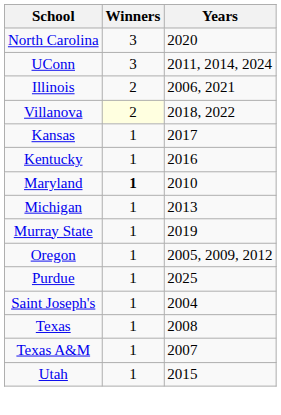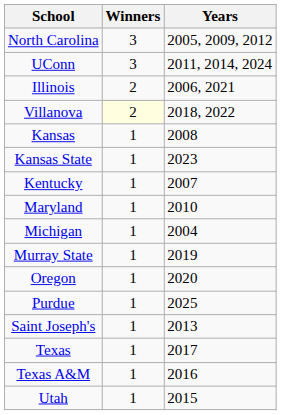(182, 40) 2020 -> (220, 40) 2005, 2009, 2012
(182, 135) 2017 -> (182, 135) 2008
+ row: (53, 159)
(182, 159) 2016 -> (182, 183) 2007
(133, 183) bold -> (133, 207) normal
(182, 207) 2013 -> (182, 231) 2004
(220, 254) 2005, 2009, 2012 -> (182, 278) 2020
(182, 302) 2004 -> (182, 326) 2013
(182, 326) 2008 -> (182, 350) 2017
(182, 350) 2007 -> (182, 374) 2016
